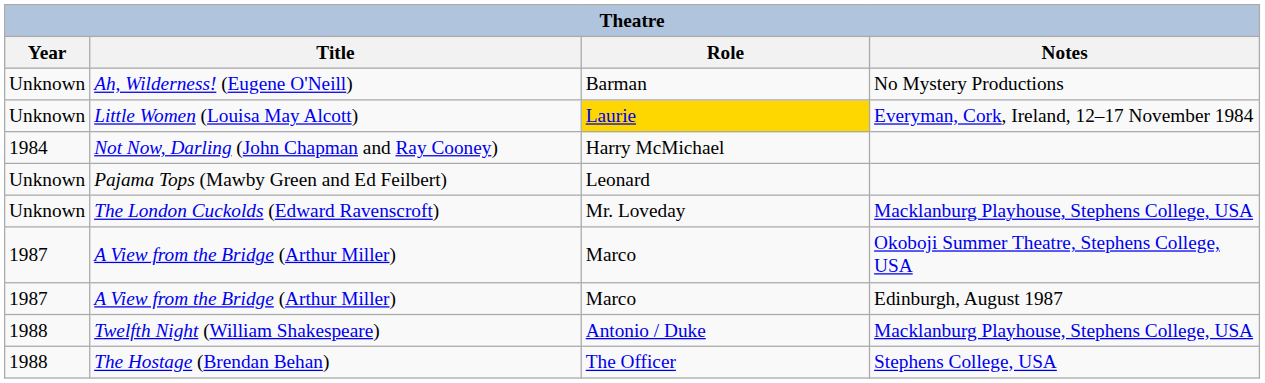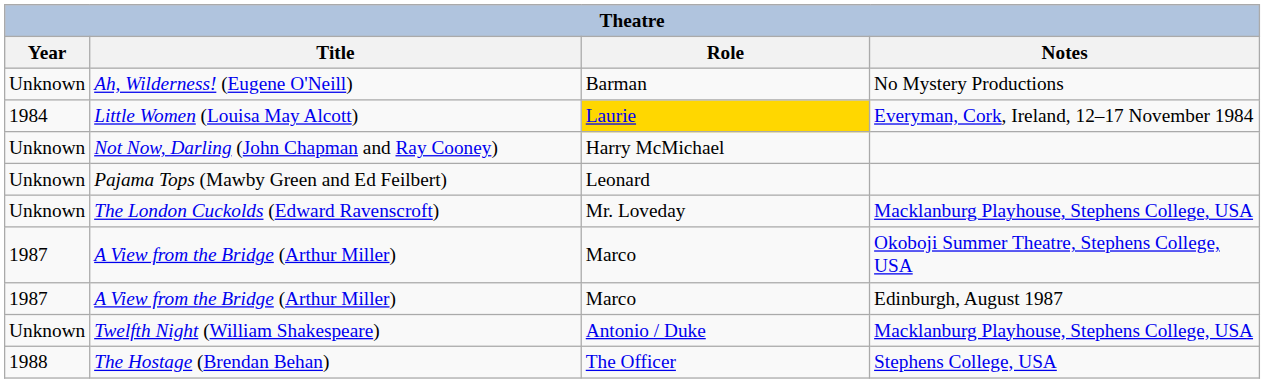(47, 116) Unknown -> (28, 116) 1984
(28, 147) 1984 -> (47, 147) Unknown
(28, 329) 1988 -> (47, 329) Unknown
